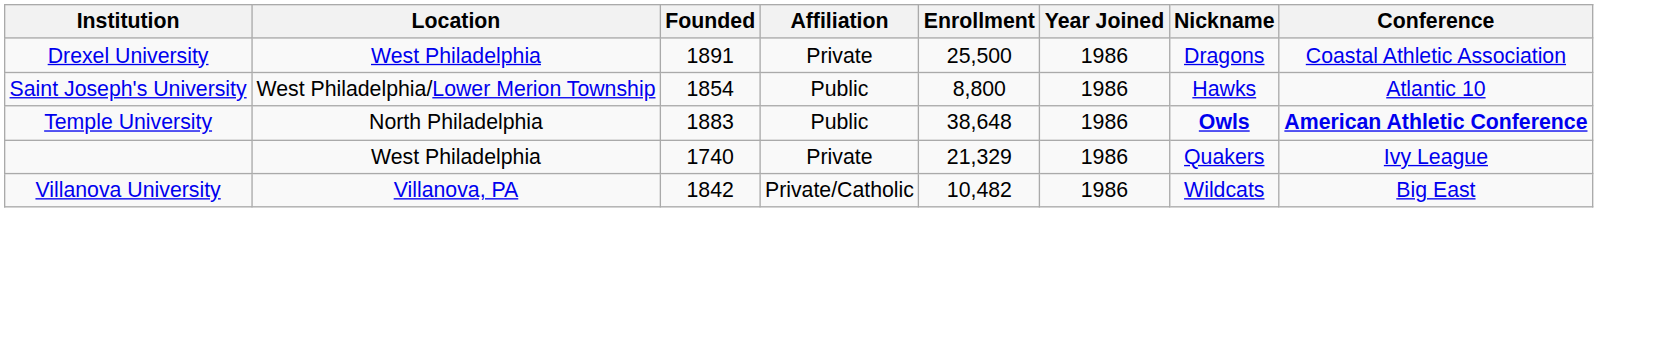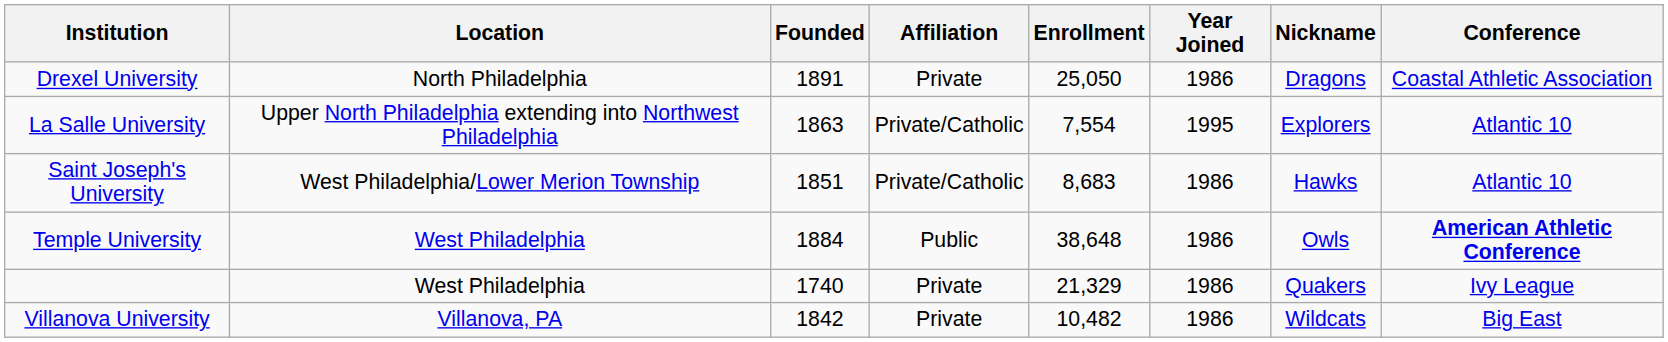(456, 55) West Philadelphia -> (500, 79) North Philadelphia
(979, 55) 25,500 -> (1089, 79) 25,050
+ row: (117, 124)
(710, 88) 1854 -> (820, 182) 1851
(839, 88) Public -> (949, 182) Private/Catholic
(979, 88) 8,800 -> (1089, 182) 8,683
(456, 122) North Philadelphia -> (500, 240) West Philadelphia
(710, 122) 1883 -> (820, 240) 1884
(1224, 122) bold -> (1326, 240) normal
(839, 190) Private/Catholic -> (949, 319) Private
